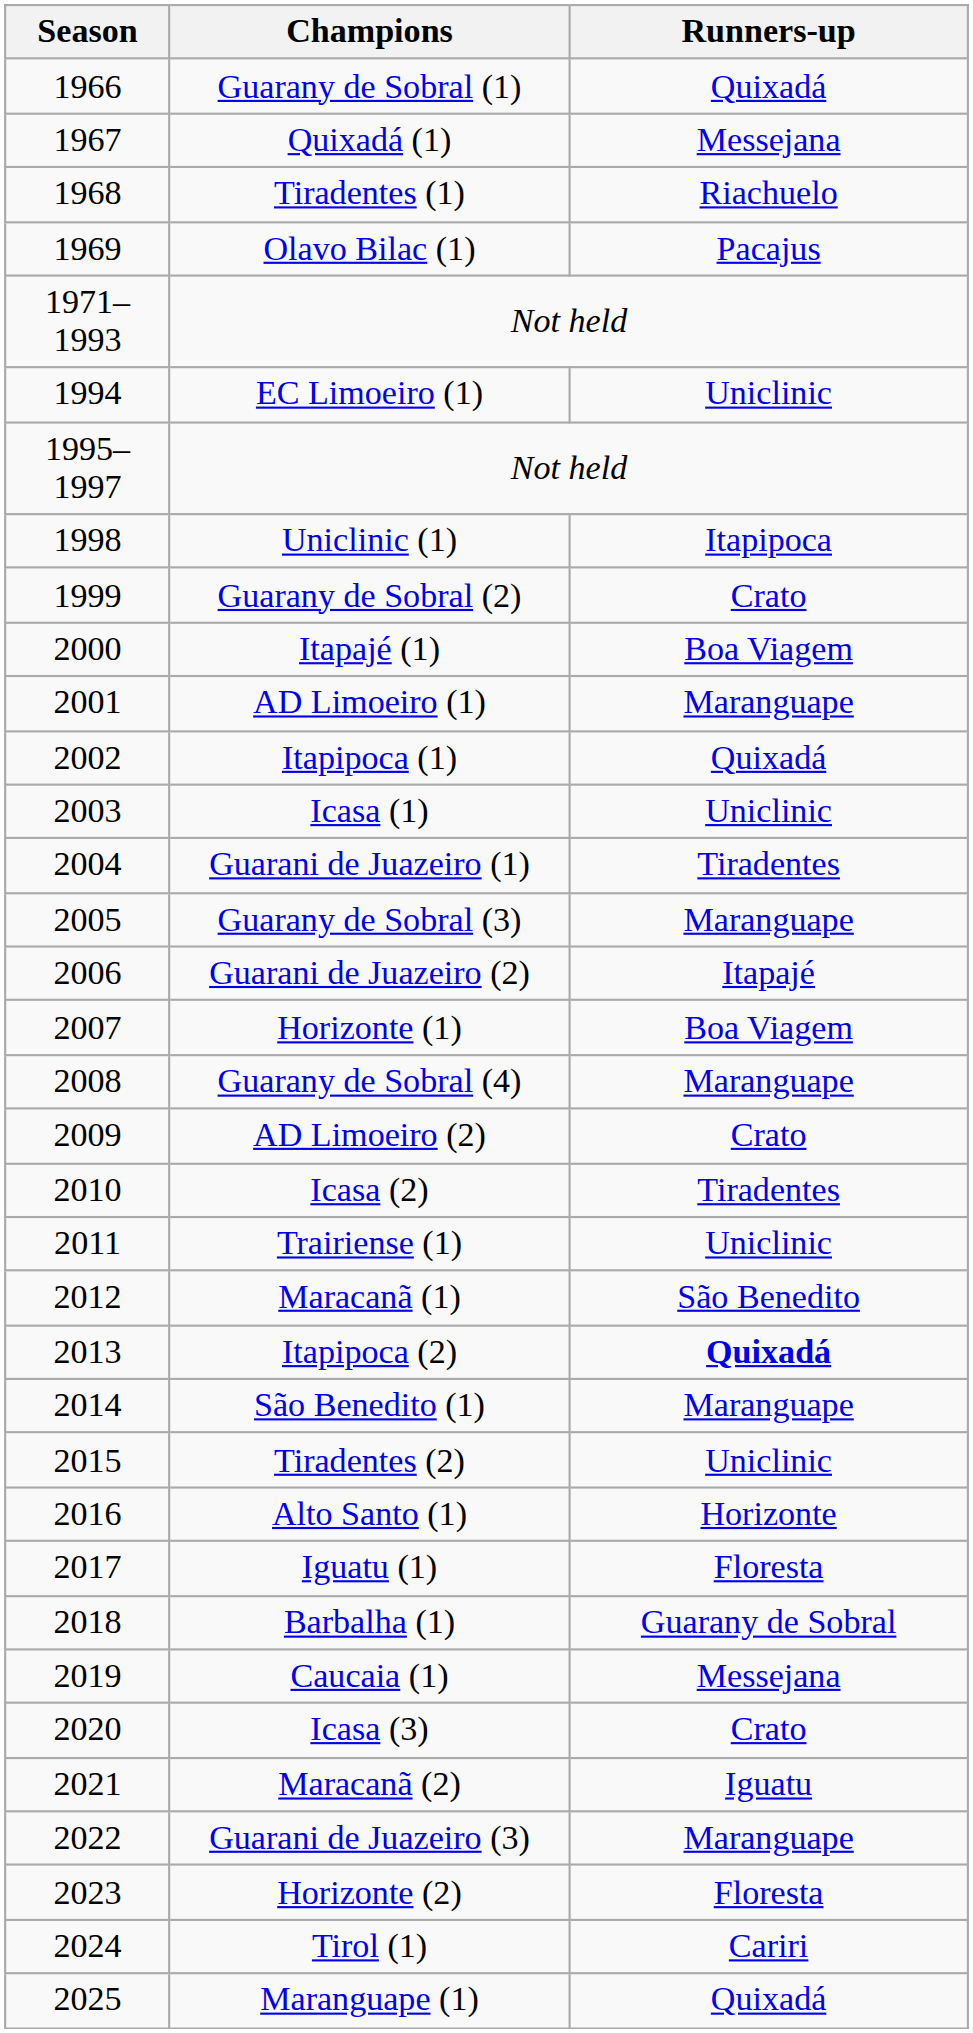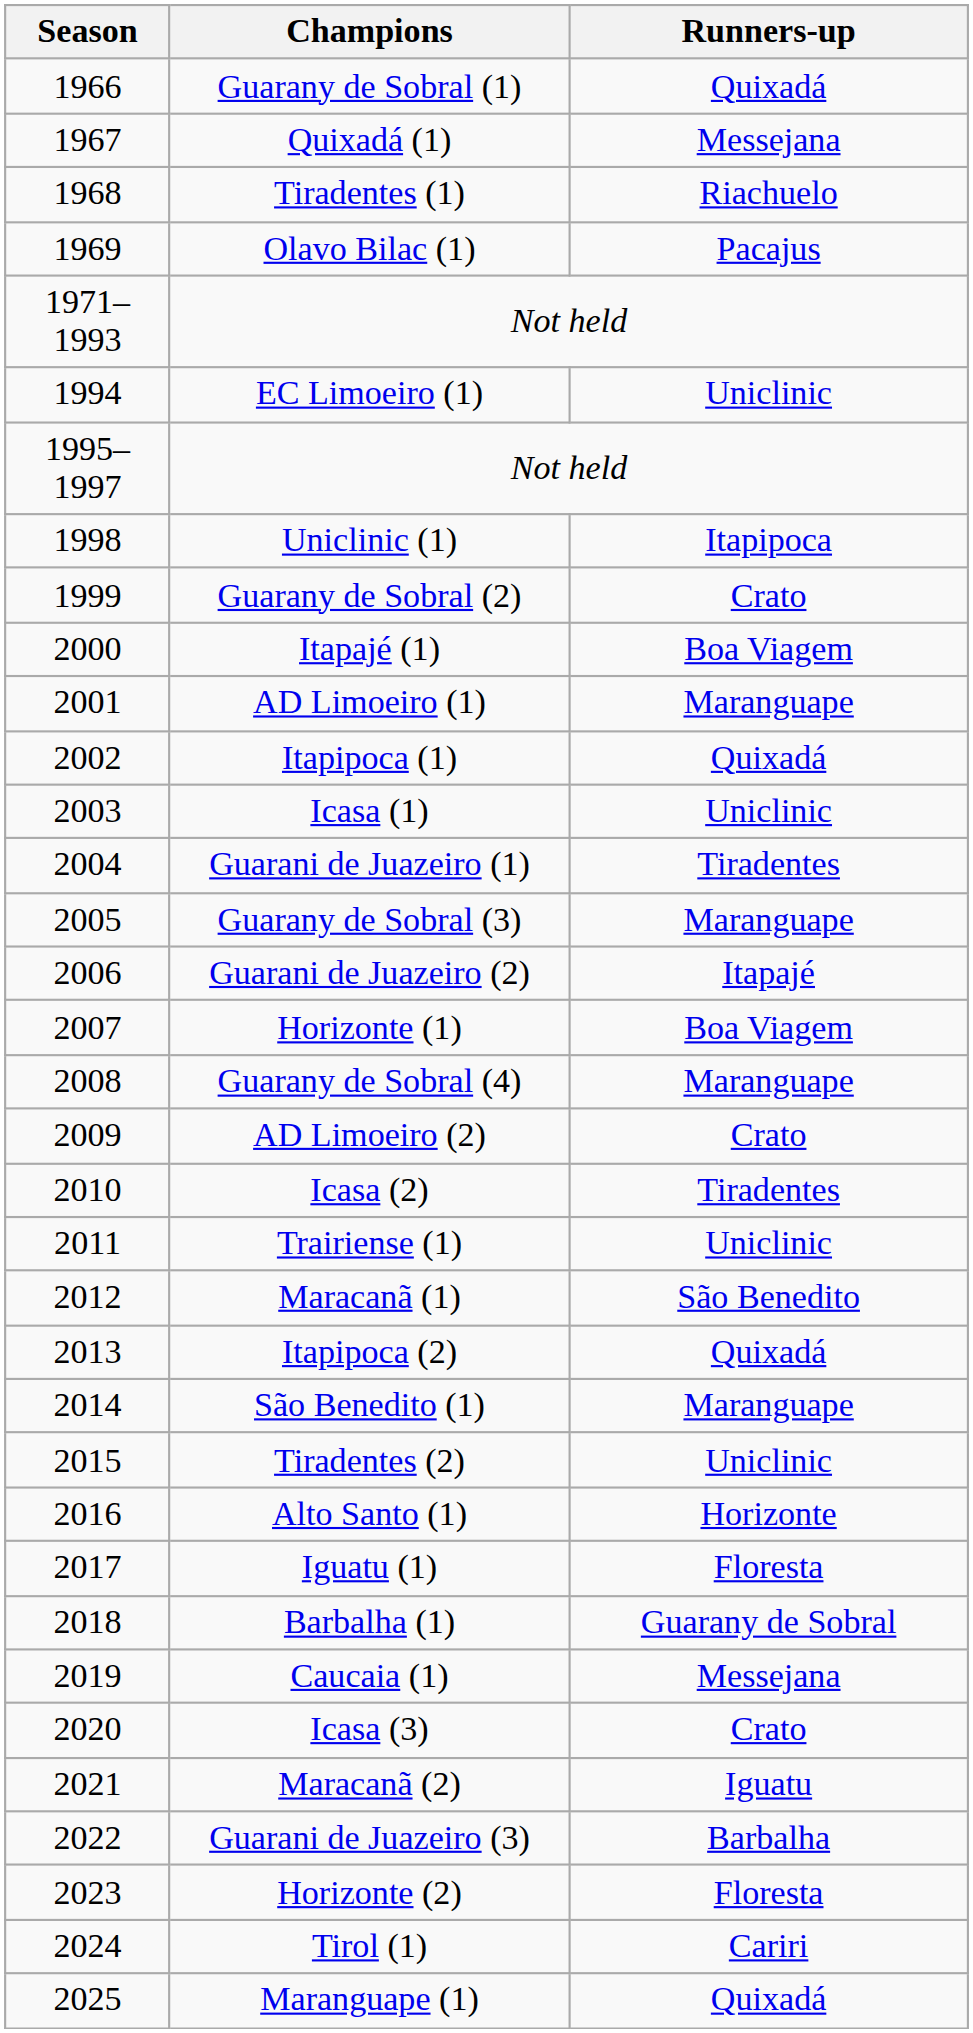(769, 1351) bold -> (769, 1351) normal
(769, 1837) Maranguape -> (769, 1837) Barbalha
